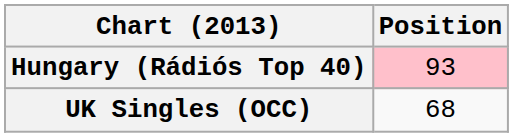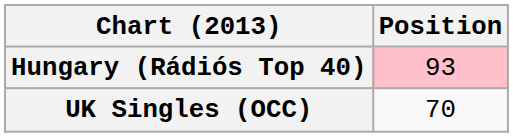(440, 110) 68 -> (440, 110) 70
